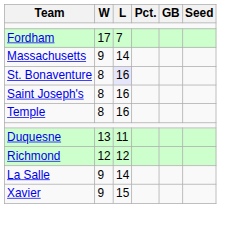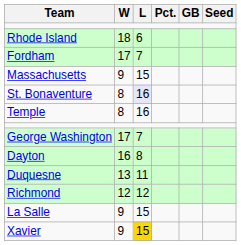+ row: (42, 38)
(123, 56) 14 -> (143, 75) 15
- row: (45, 94)
+ row: (60, 137)
+ row: (26, 156)
(123, 175) 14 -> (143, 212) 15
(123, 193) no background -> (143, 231) gold background
